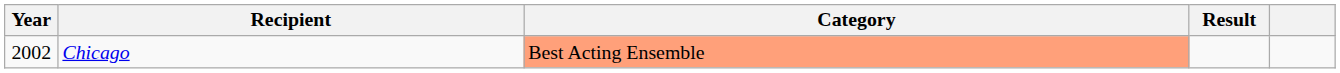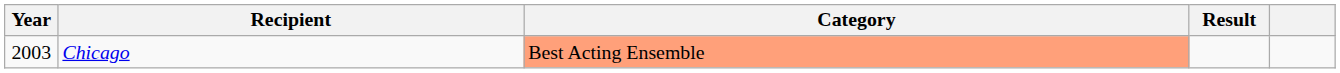(31, 51) 2002 -> (31, 51) 2003
